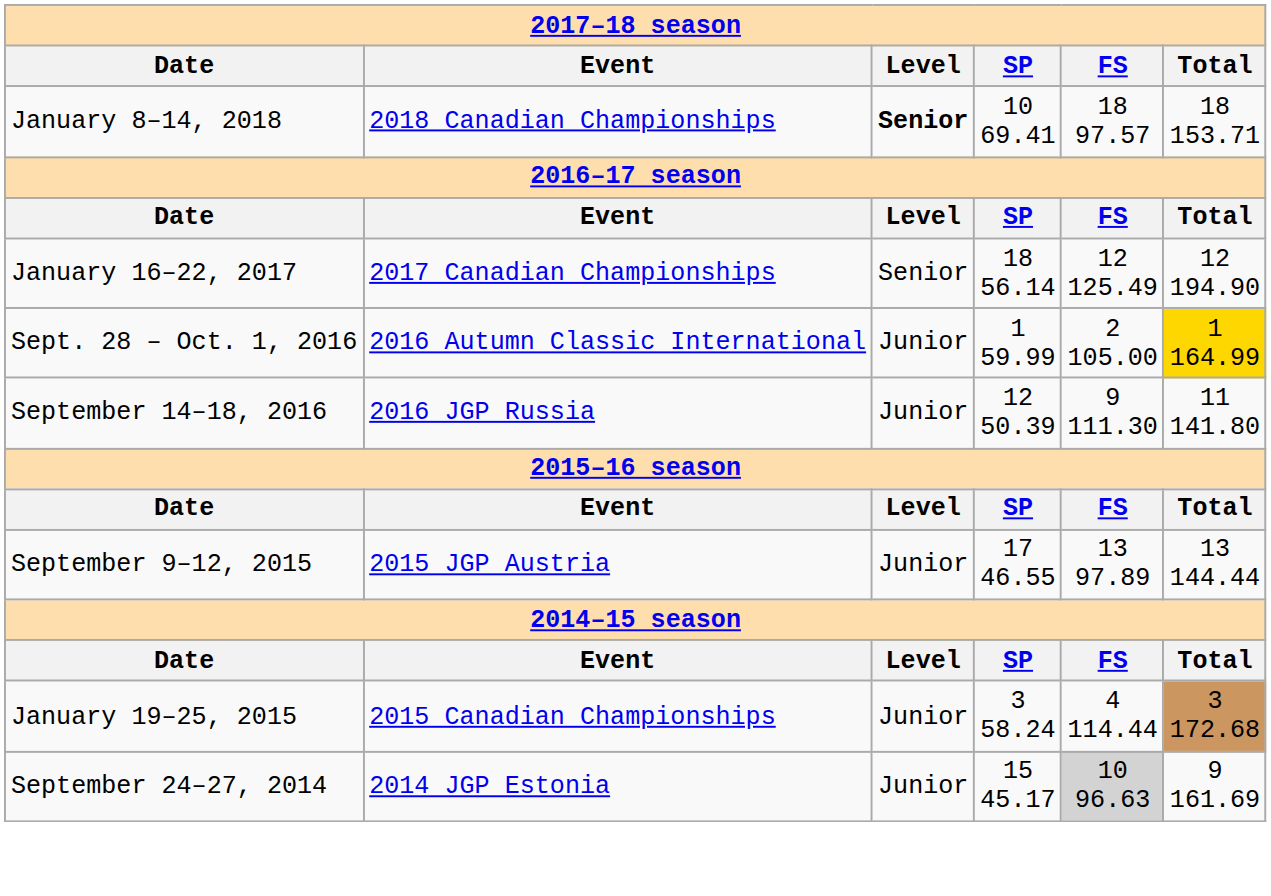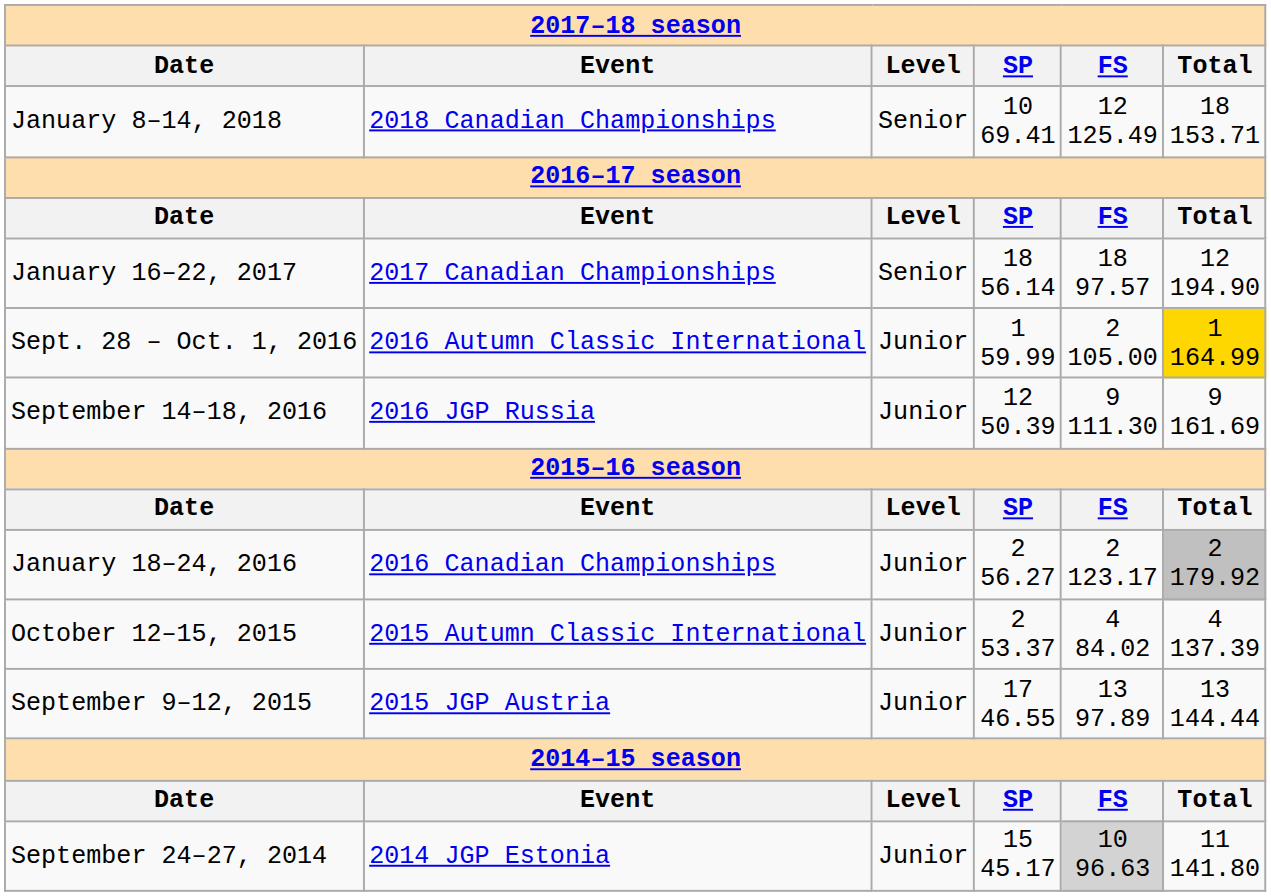(923, 122) bold -> (923, 122) normal
(1113, 122) 18 97.57 -> (1113, 122) 12 125.49
(1113, 273) 12 125.49 -> (1113, 273) 18 97.57
(1215, 413) 11 141.80 -> (1215, 413) 9 161.69
+ row: (154, 565)
+ row: (154, 634)
- row: (154, 716)
(1215, 786) 9 161.69 -> (1215, 856) 11 141.80
